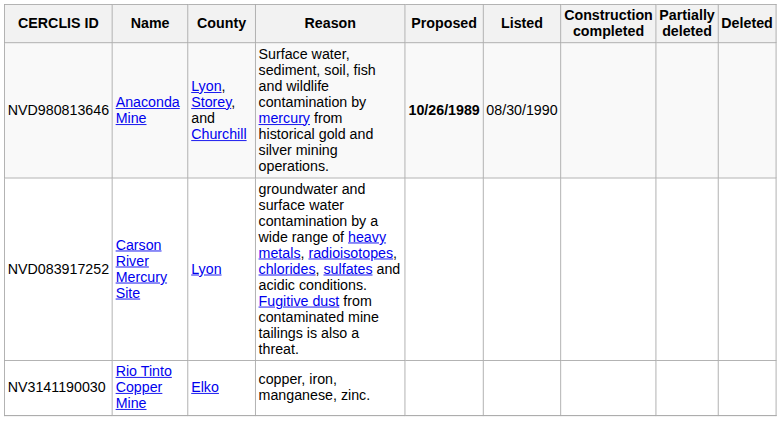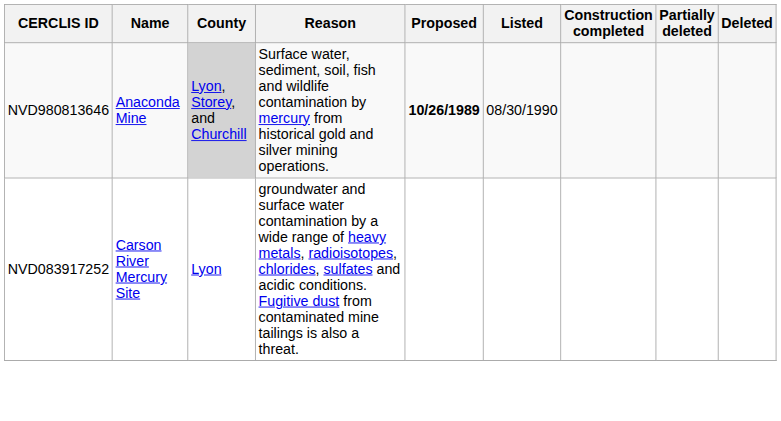(219, 110) no background -> (219, 110) lightgrey background
- row: (57, 387)
